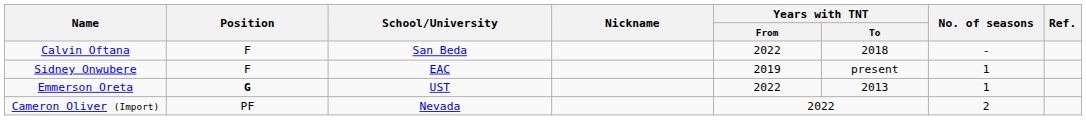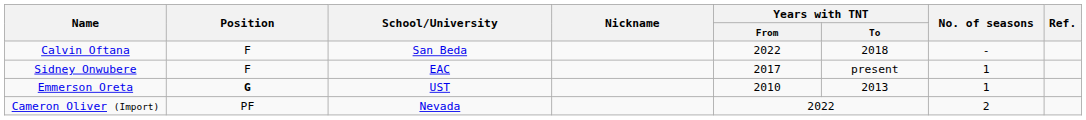(767, 69) 2019 -> (767, 69) 2017
(767, 87) 2022 -> (767, 87) 2010
